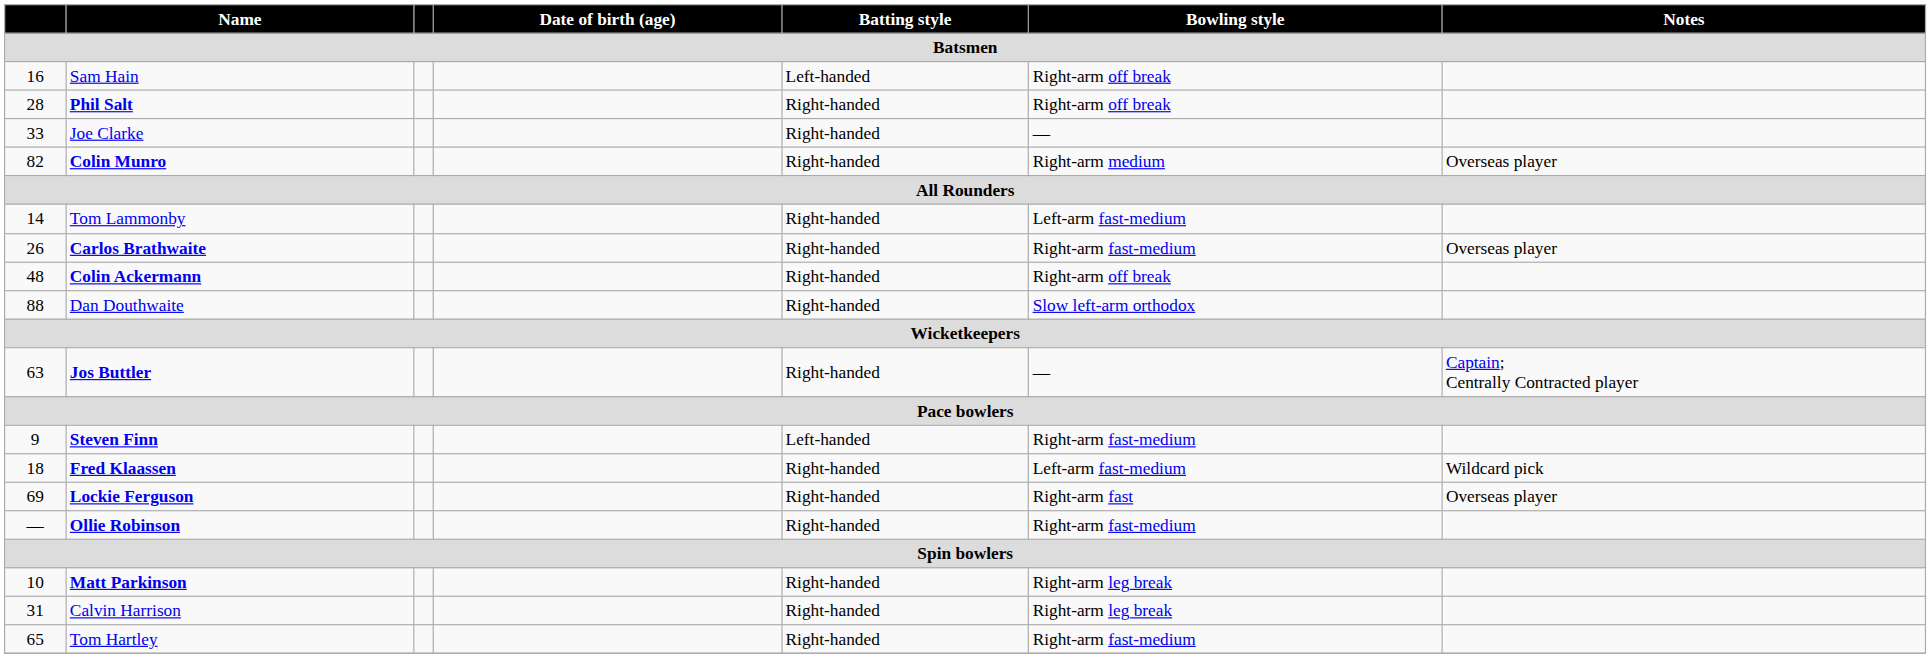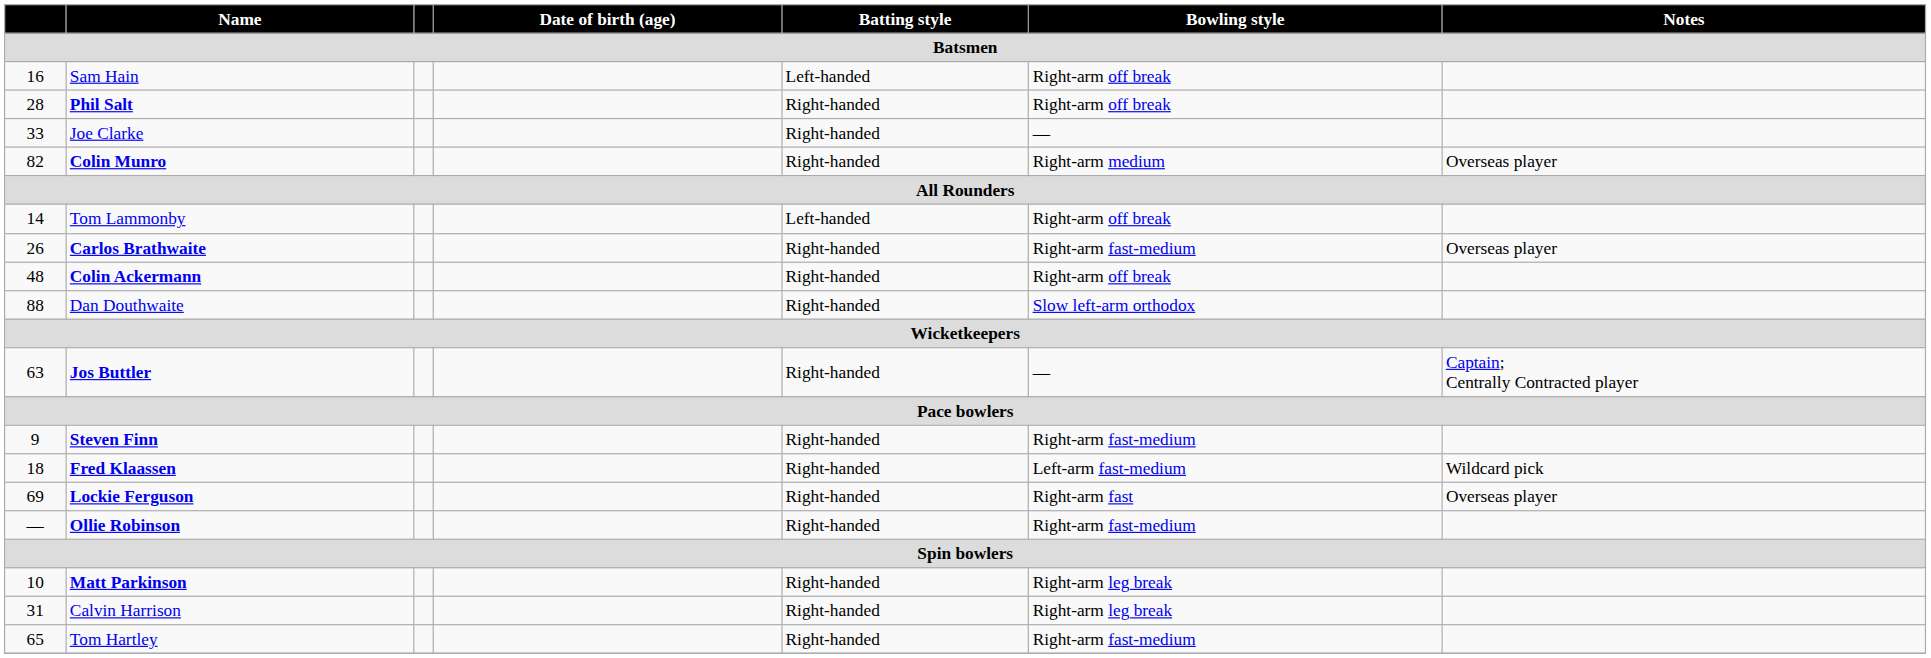(833, 218) Right-handed -> (828, 218) Left-handed
(1109, 218) Left-arm fast-medium -> (1102, 218) Right-arm off break
(828, 439) Left-handed -> (833, 439) Right-handed
